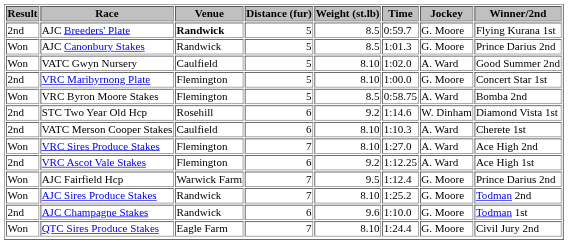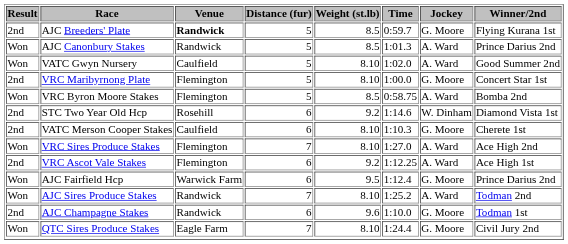(443, 46) G. Moore -> (440, 46) A. Ward
(440, 129) A. Ward -> (443, 129) G. Moore
(309, 179) 7 -> (309, 179) 6
(443, 195) G. Moore -> (440, 195) A. Ward
